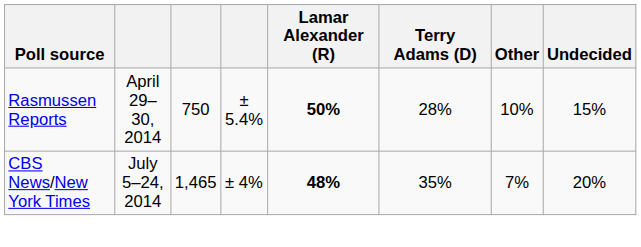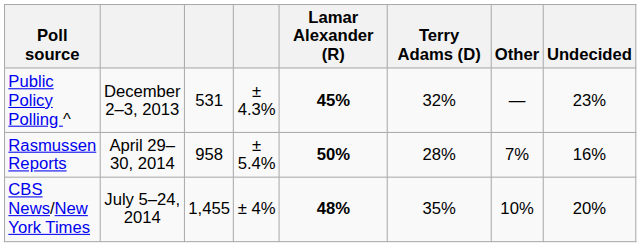+ row: (40, 100)
(196, 109) 750 -> (209, 154) 958
(517, 109) 10% -> (517, 154) 7%
(589, 109) 15% -> (589, 154) 16%
(196, 182) 1,465 -> (209, 209) 1,455
(517, 182) 7% -> (517, 209) 10%
